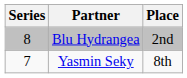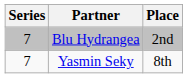(27, 38) 8 -> (27, 38) 7
